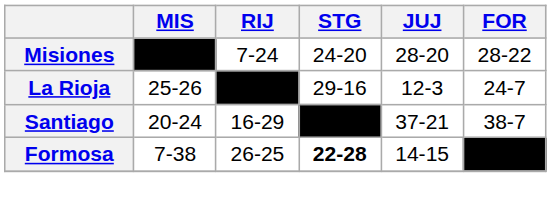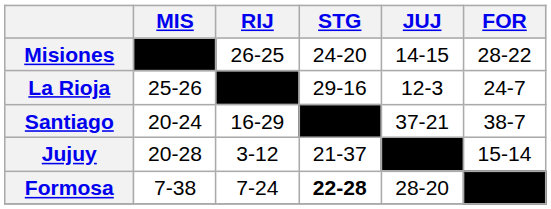(257, 55) 7-24 -> (257, 55) 26-25
(422, 55) 28-20 -> (422, 55) 14-15
+ row: (69, 154)
(257, 154) 26-25 -> (257, 188) 7-24
(422, 154) 14-15 -> (422, 188) 28-20
